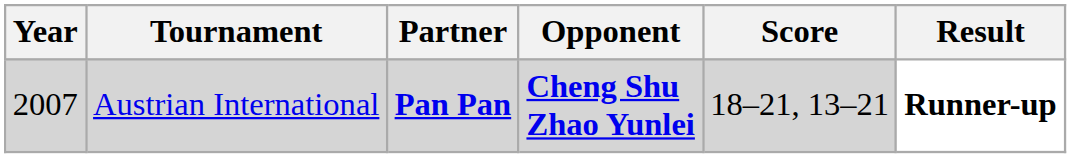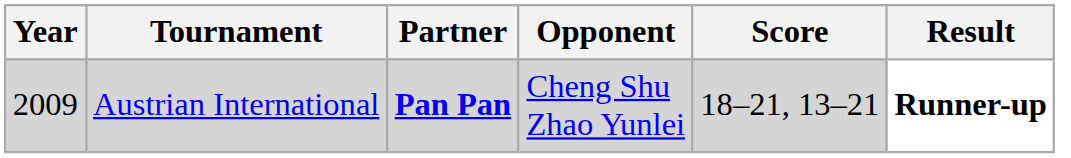(45, 104) 2007 -> (45, 104) 2009
(611, 104) bold -> (606, 104) normal
